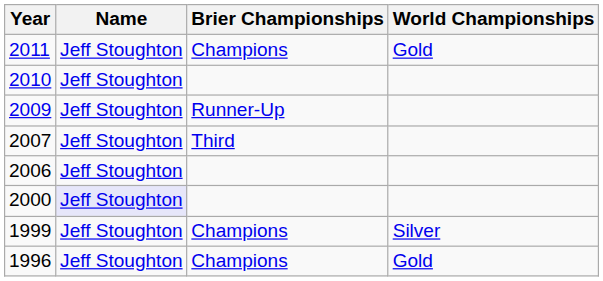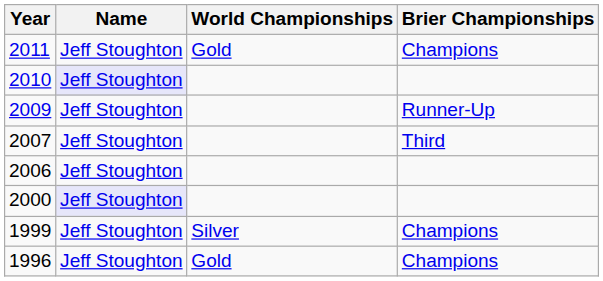columns swapped: (288, 19) <-> (494, 19)
(121, 79) no background -> (121, 79) lavender background
